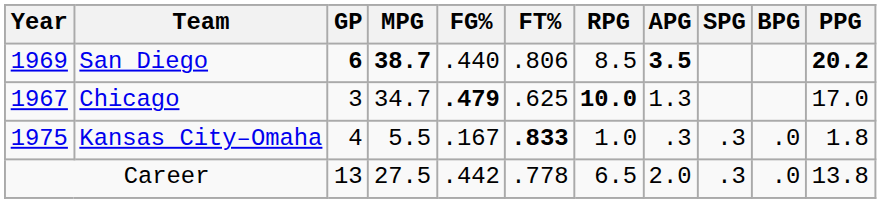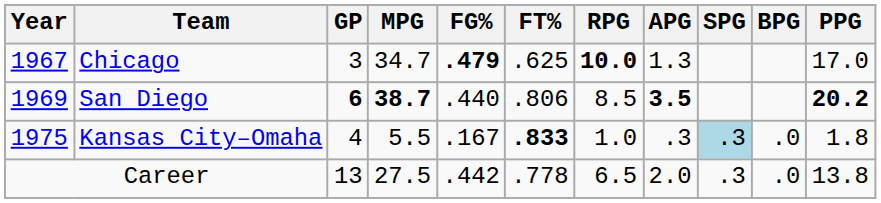rows swapped: (129, 102) <-> (144, 63)
(732, 140) no background -> (732, 140) lightblue background
